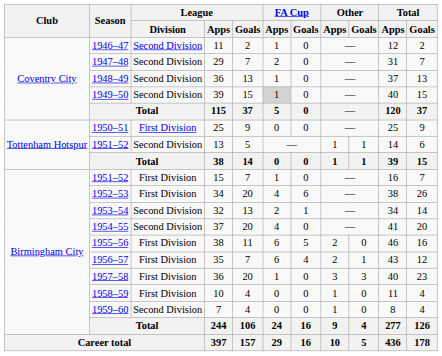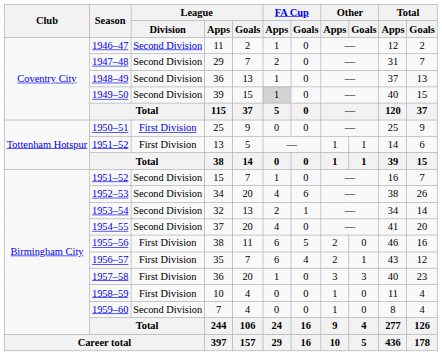(168, 144) Second Division -> (168, 144) First Division
(168, 177) First Division -> (168, 177) Second Division
(168, 194) First Division -> (168, 194) Second Division
